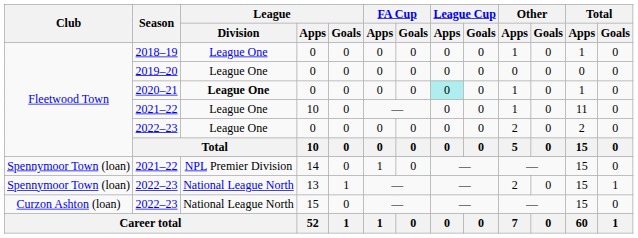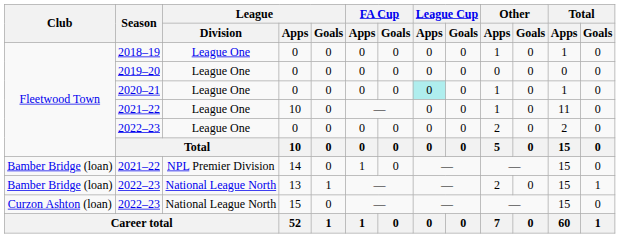(238, 90) bold -> (221, 90) normal
(69, 166) Spennymoor Town (loan) -> (60, 166) Bamber Bridge (loan)
(69, 185) Spennymoor Town (loan) -> (60, 185) Bamber Bridge (loan)
